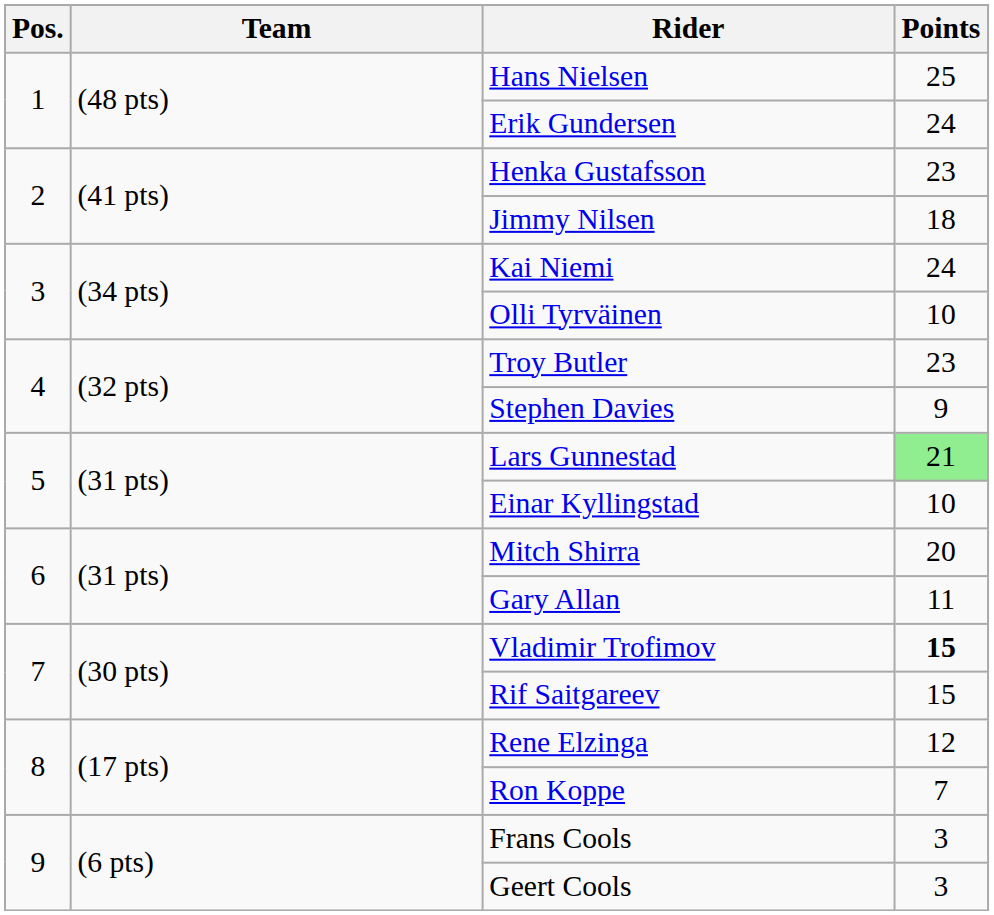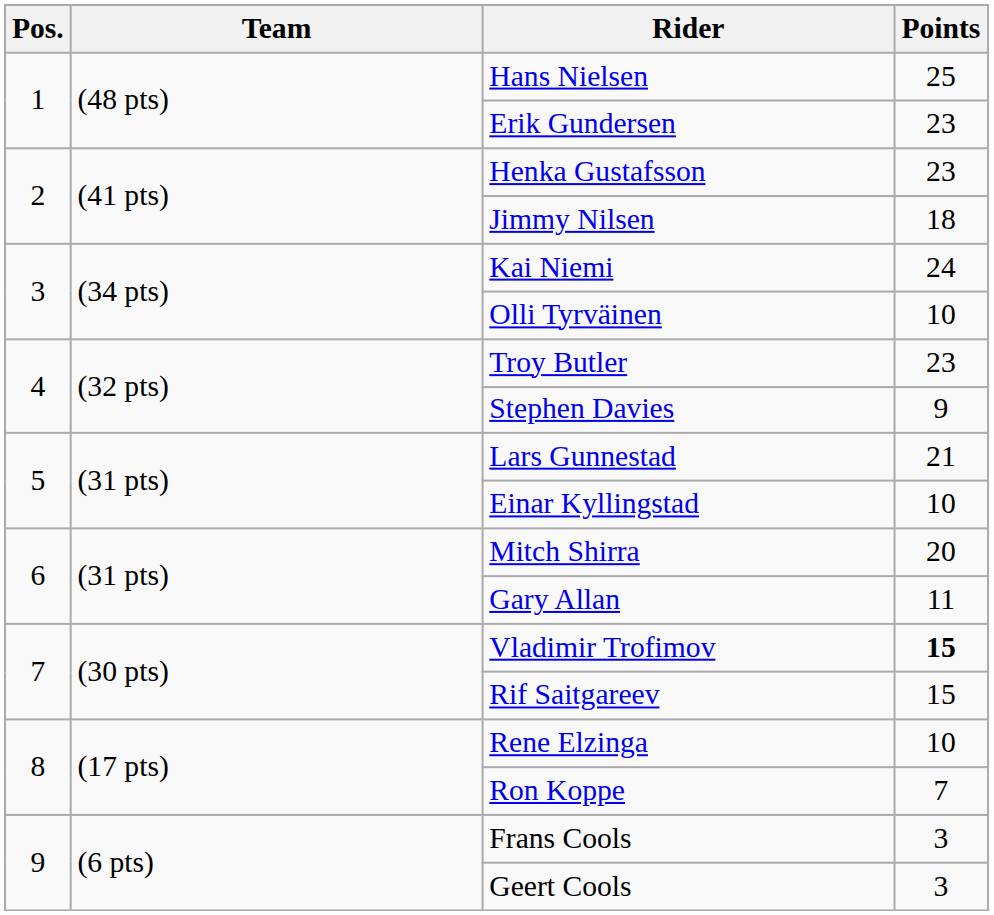(941, 123) 24 -> (941, 123) 23
(941, 456) lightgreen background -> (941, 456) no background
(941, 742) 12 -> (941, 742) 10
